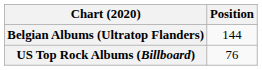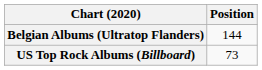(232, 55) 76 -> (232, 55) 73
